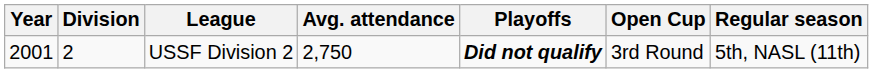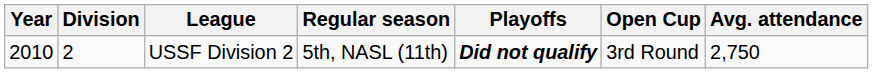columns swapped: (789, 20) <-> (379, 20)
(31, 51) 2001 -> (31, 51) 2010
